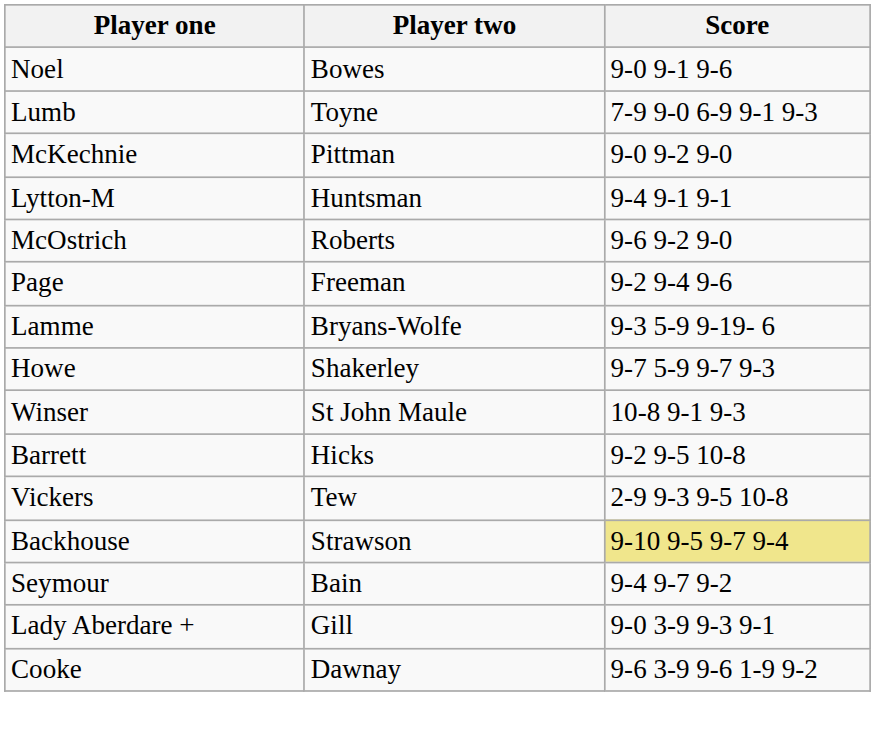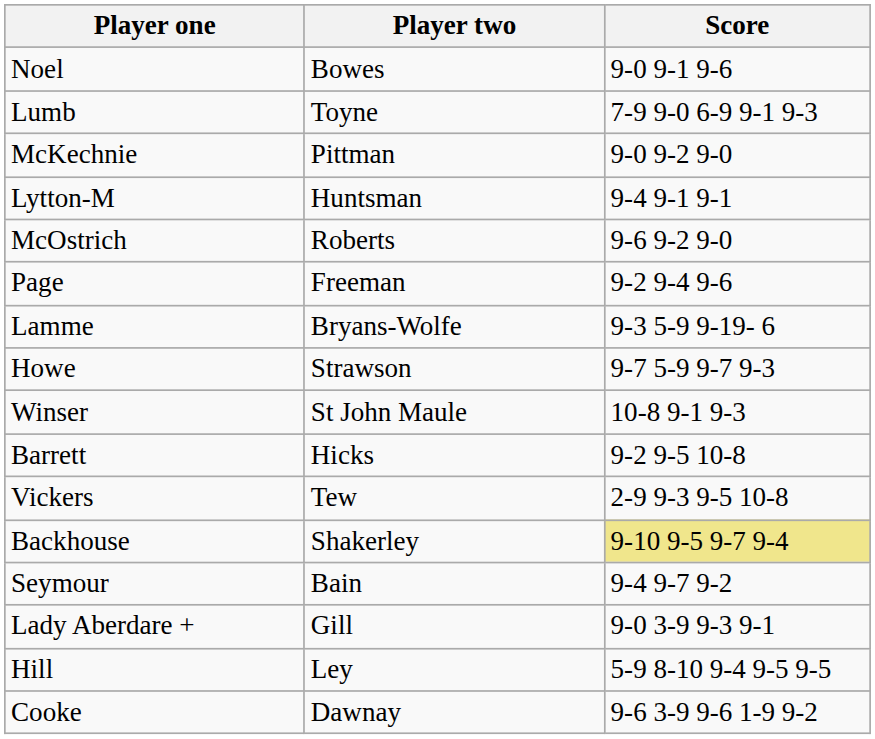(365, 369) Shakerley -> (361, 369) Strawson
(361, 540) Strawson -> (365, 540) Shakerley
+ row: (32, 669)
